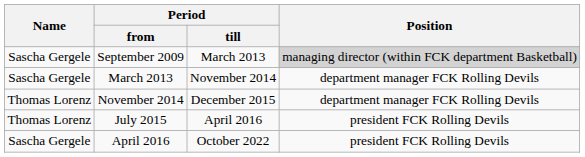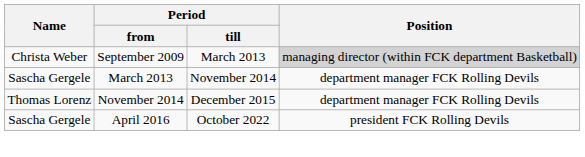(49, 57) Sascha Gergele -> (49, 57) Christa Weber
- row: (141, 120)
